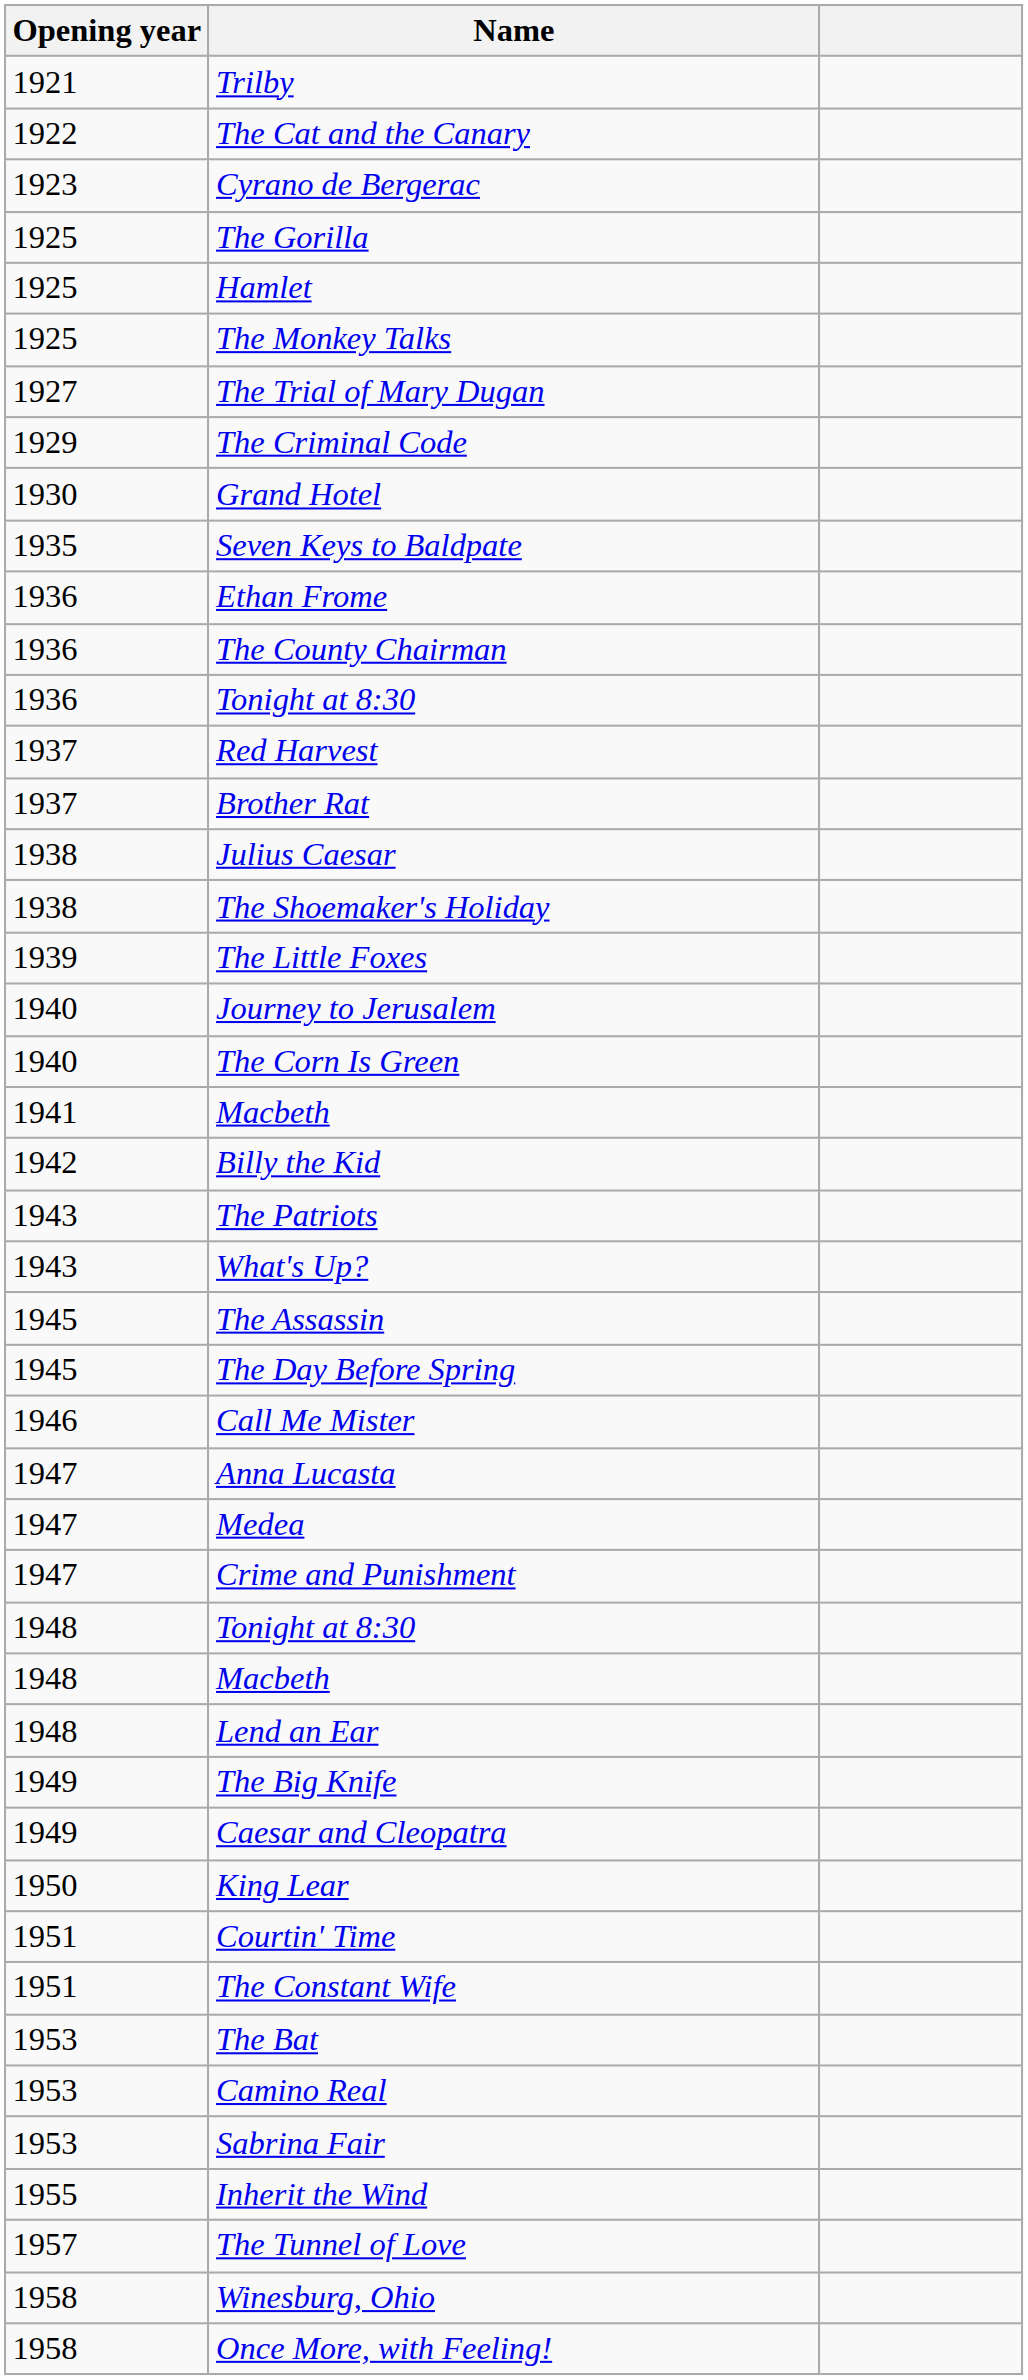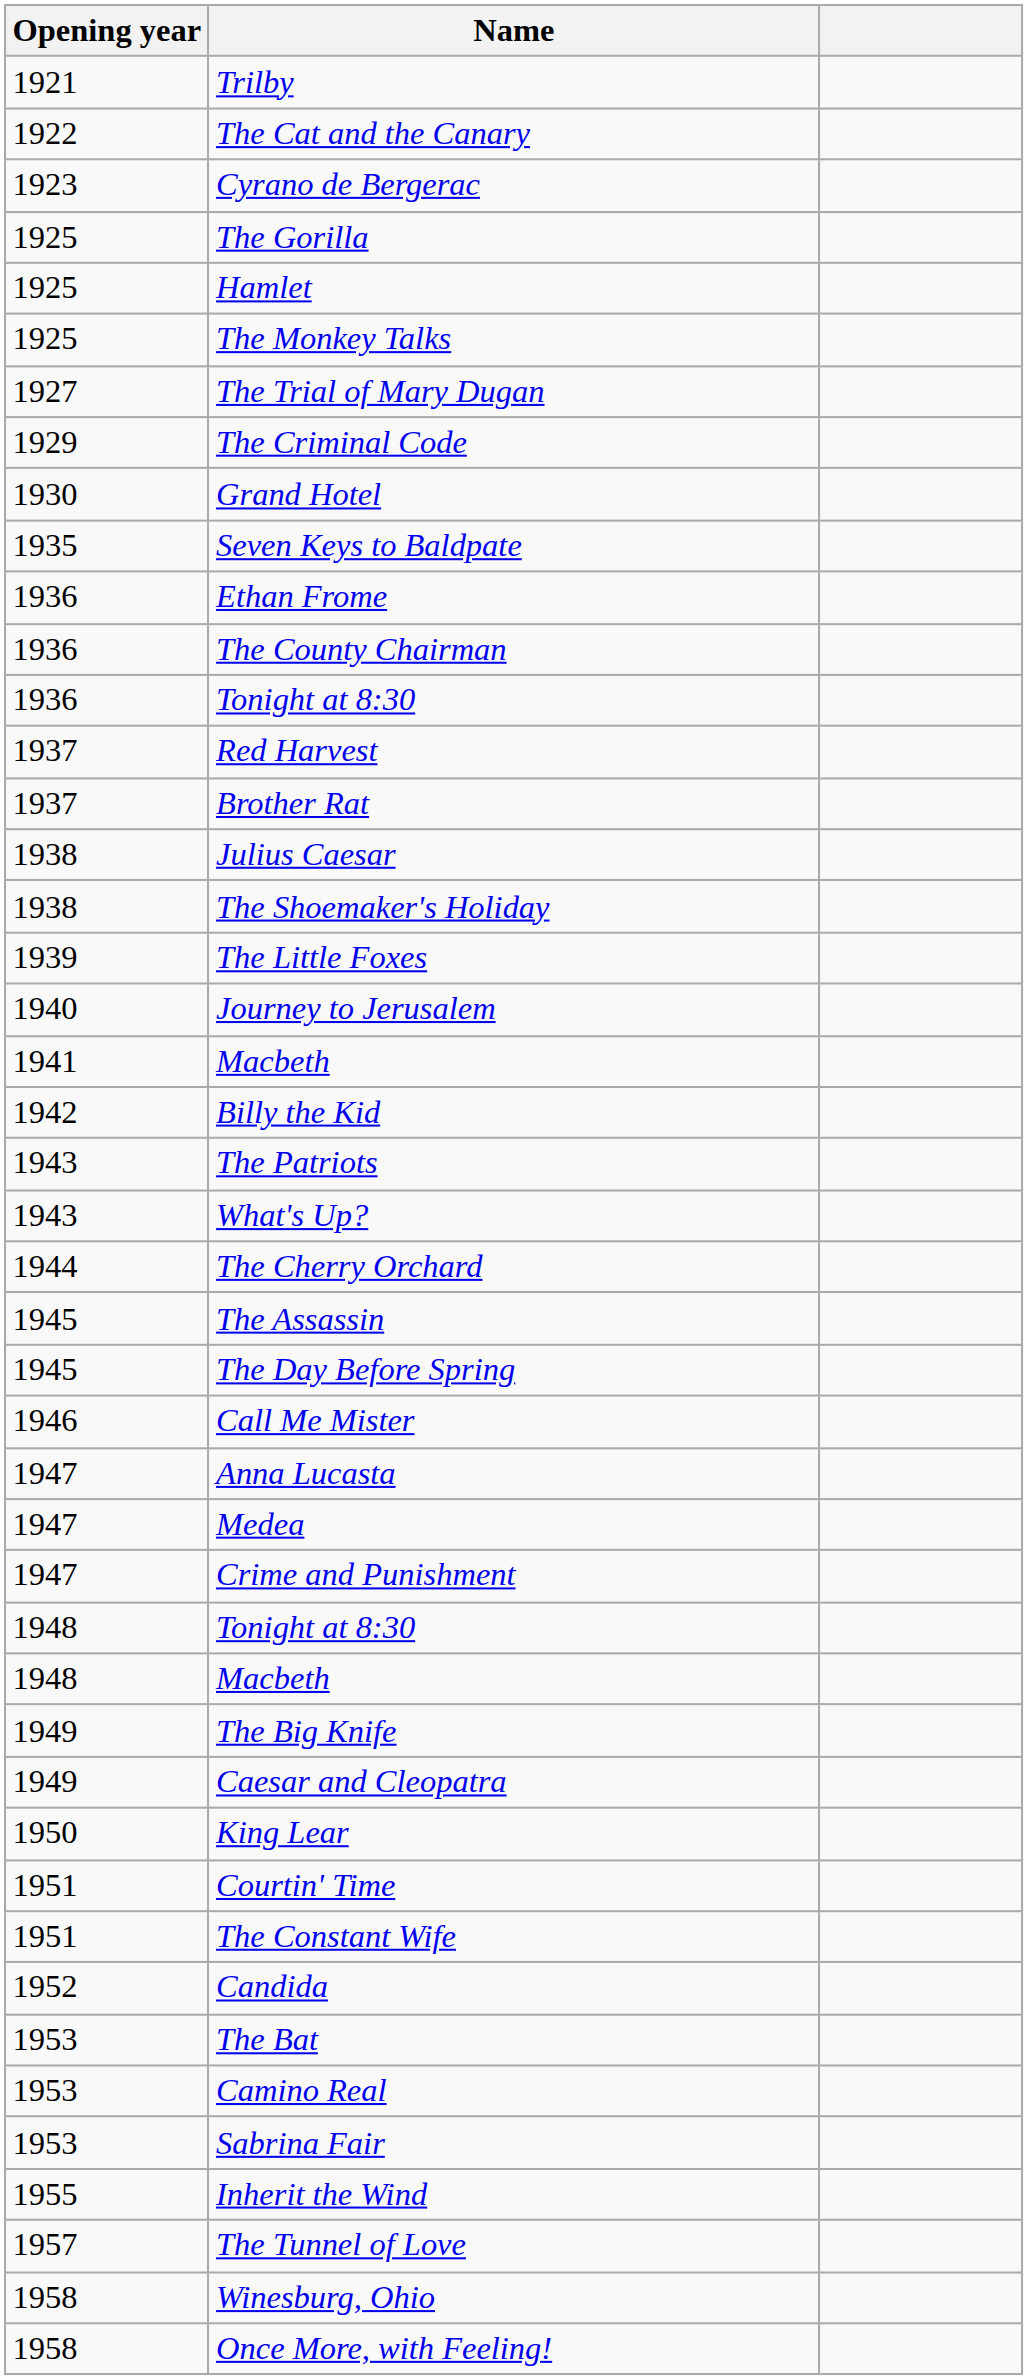- row: (45, 1060)
+ row: (45, 1266)
- row: (45, 1730)
+ row: (45, 1987)
